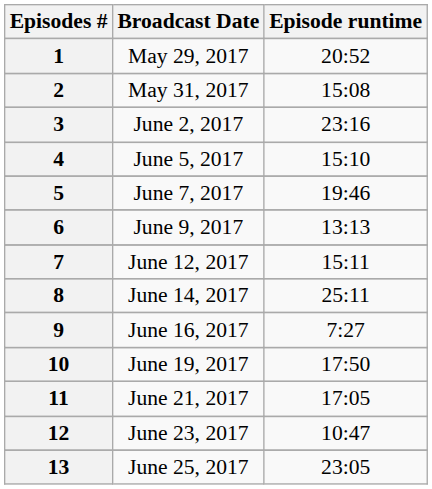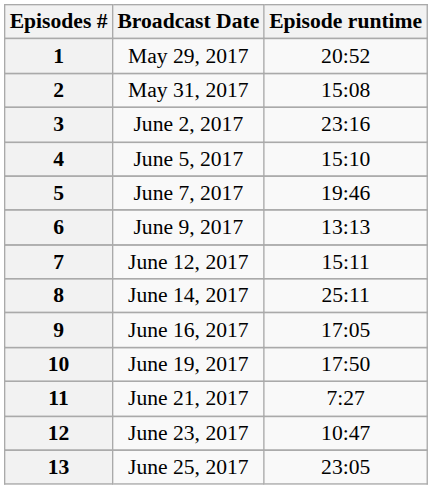(346, 329) 7:27 -> (346, 329) 17:05
(346, 398) 17:05 -> (346, 398) 7:27
